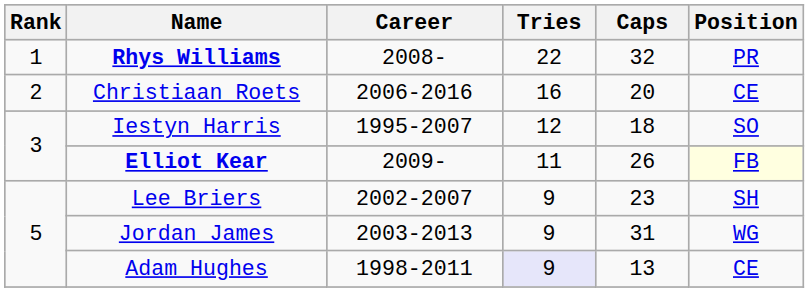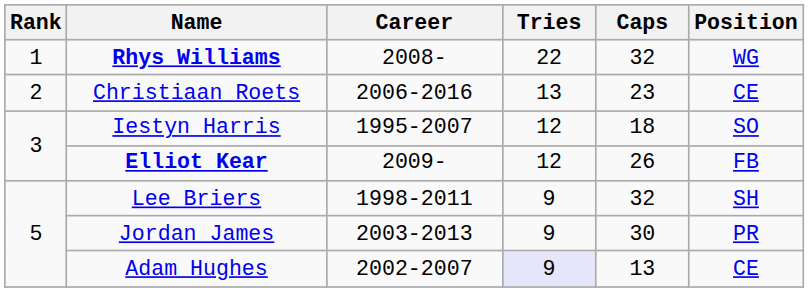(746, 58) PR -> (746, 58) WG
(549, 93) 16 -> (549, 93) 13
(642, 93) 20 -> (642, 93) 23
(549, 163) 11 -> (549, 163) 12
(746, 163) lightyellow background -> (746, 163) no background
(414, 198) 2002-2007 -> (414, 198) 1998-2011
(642, 198) 23 -> (642, 198) 32
(642, 233) 31 -> (642, 233) 30
(746, 233) WG -> (746, 233) PR
(414, 269) 1998-2011 -> (414, 269) 2002-2007
